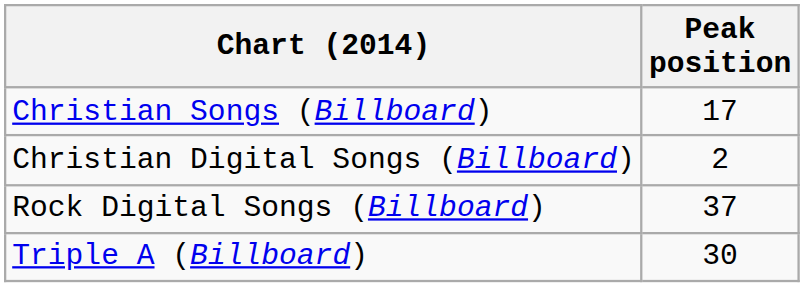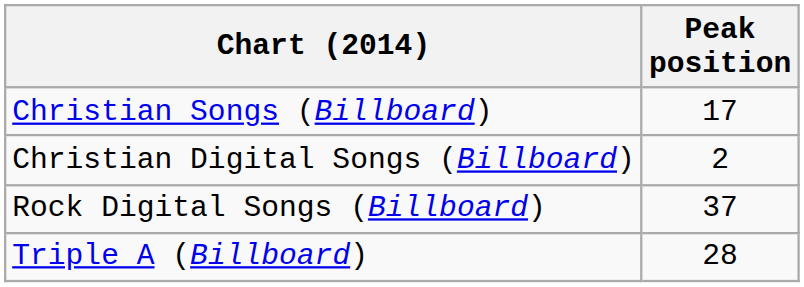(720, 257) 30 -> (720, 257) 28
